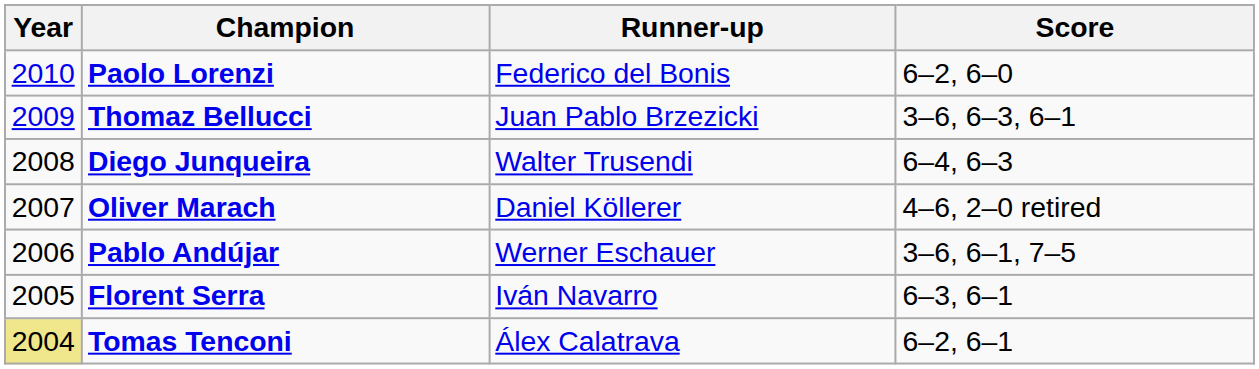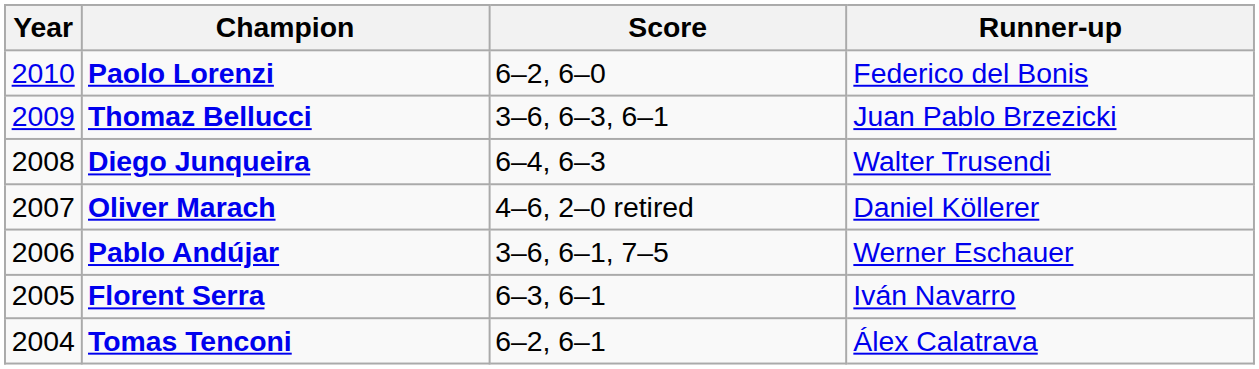columns swapped: (692, 28) <-> (1075, 28)
(43, 342) khaki background -> (43, 342) no background
